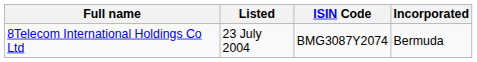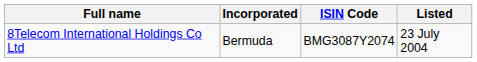columns swapped: (431, 14) <-> (257, 14)
